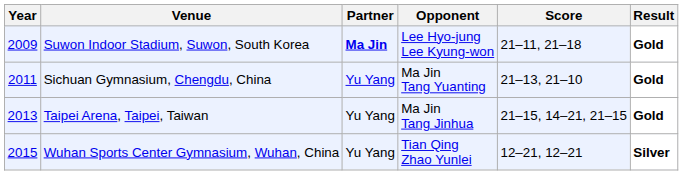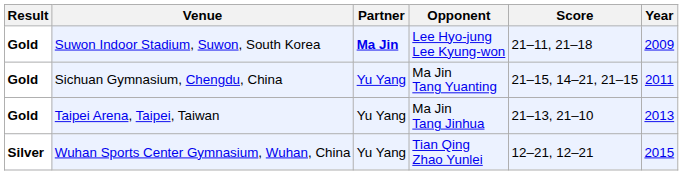columns swapped: (22, 15) <-> (654, 15)
(541, 80) 21–13, 21–10 -> (575, 80) 21–15, 14–21, 21–15
(564, 116) 21–15, 14–21, 21–15 -> (553, 116) 21–13, 21–10
